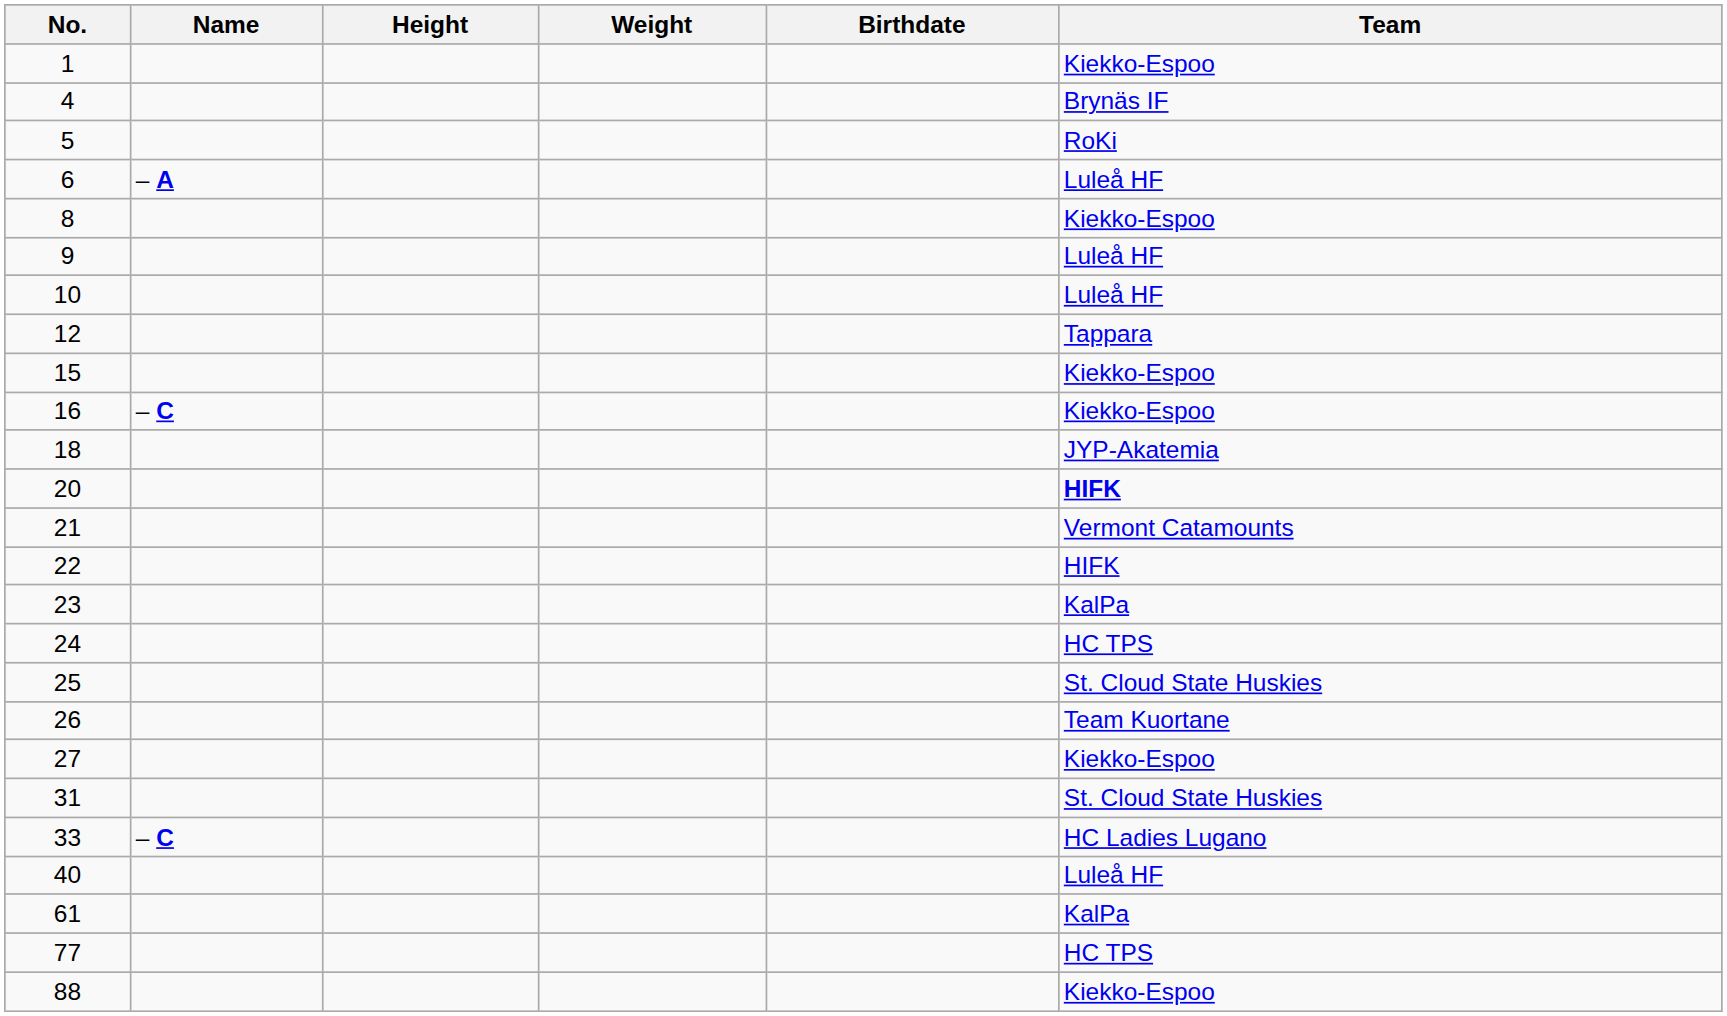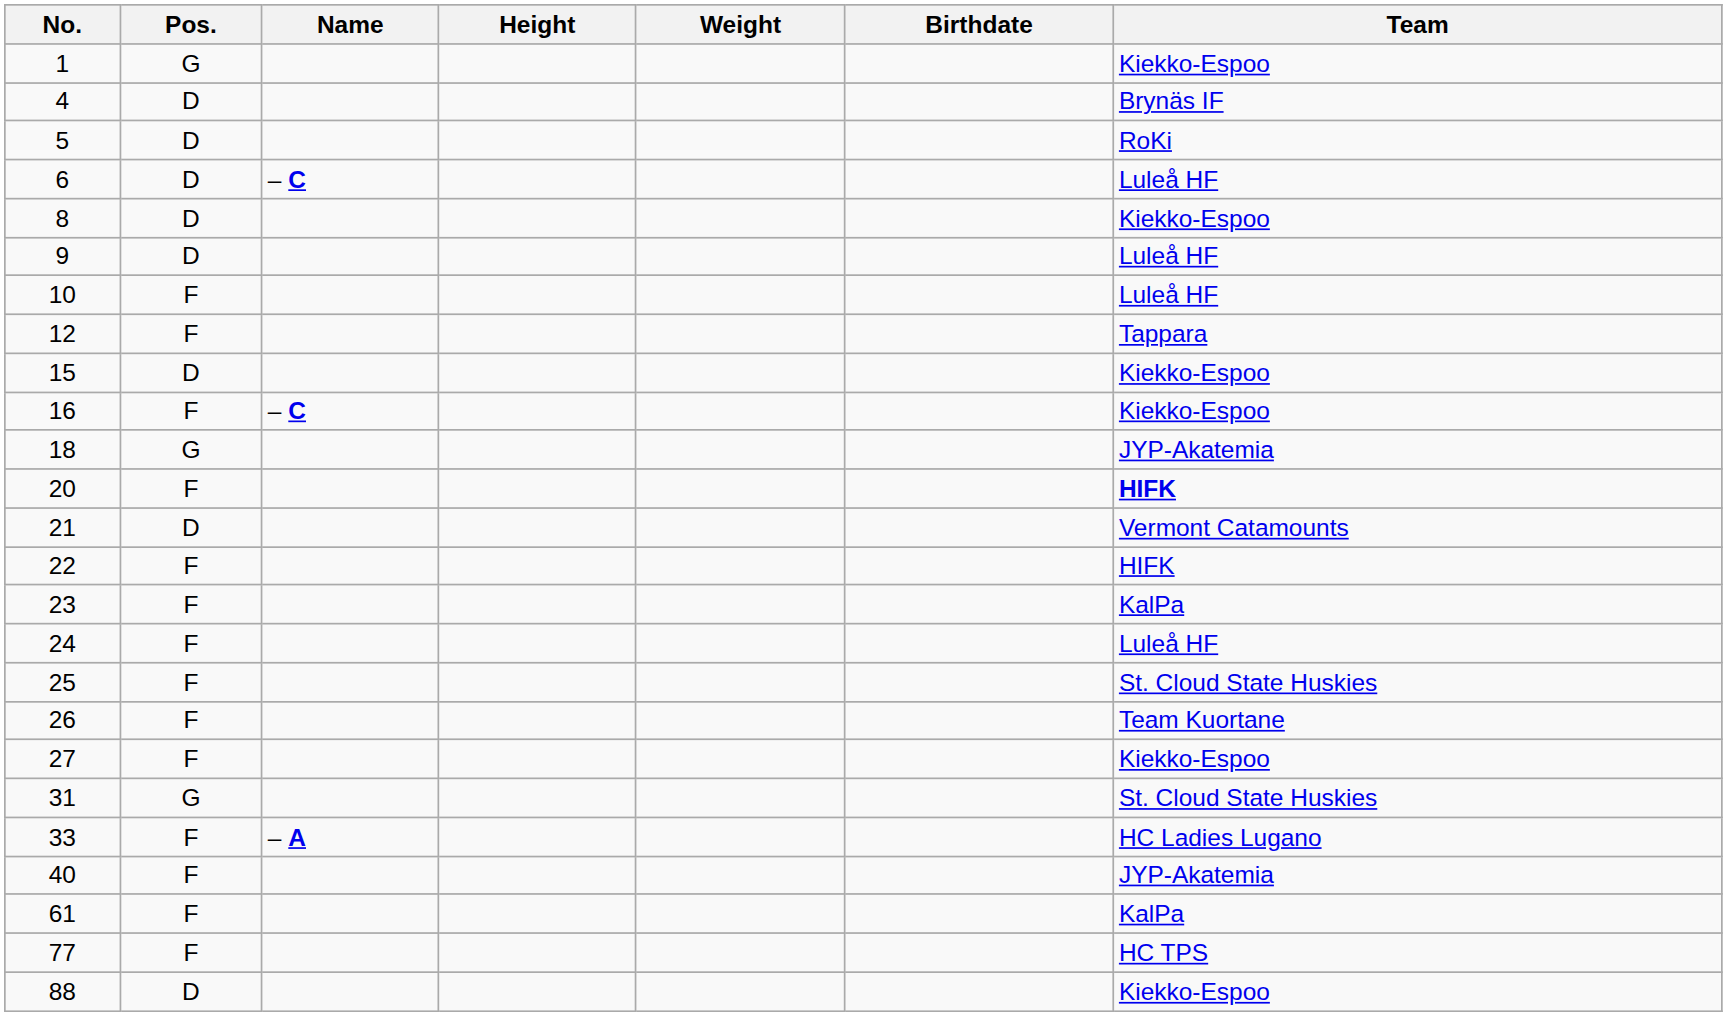+ column: (191, 25)
(155, 179) – A -> (287, 179) – C
(1108, 643) HC TPS -> (1169, 643) Luleå HF
(155, 837) – C -> (287, 837) – A
(1113, 875) Luleå HF -> (1196, 875) JYP-Akatemia
